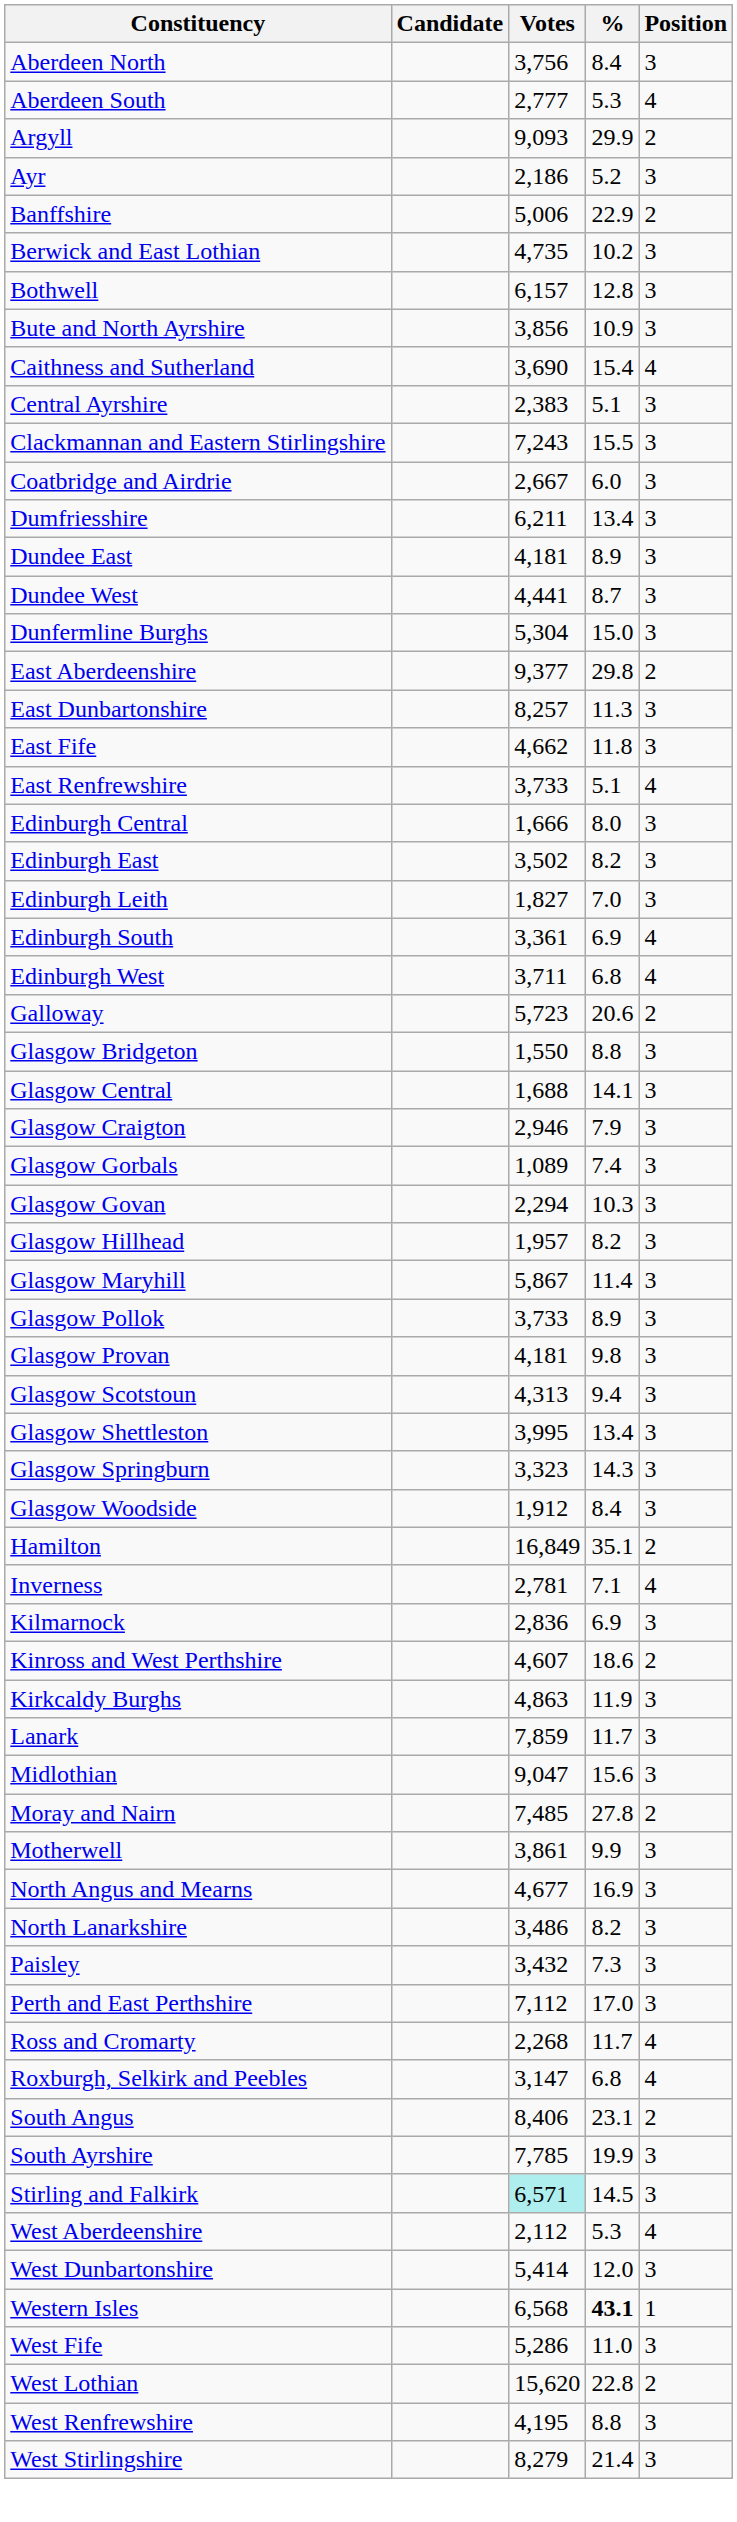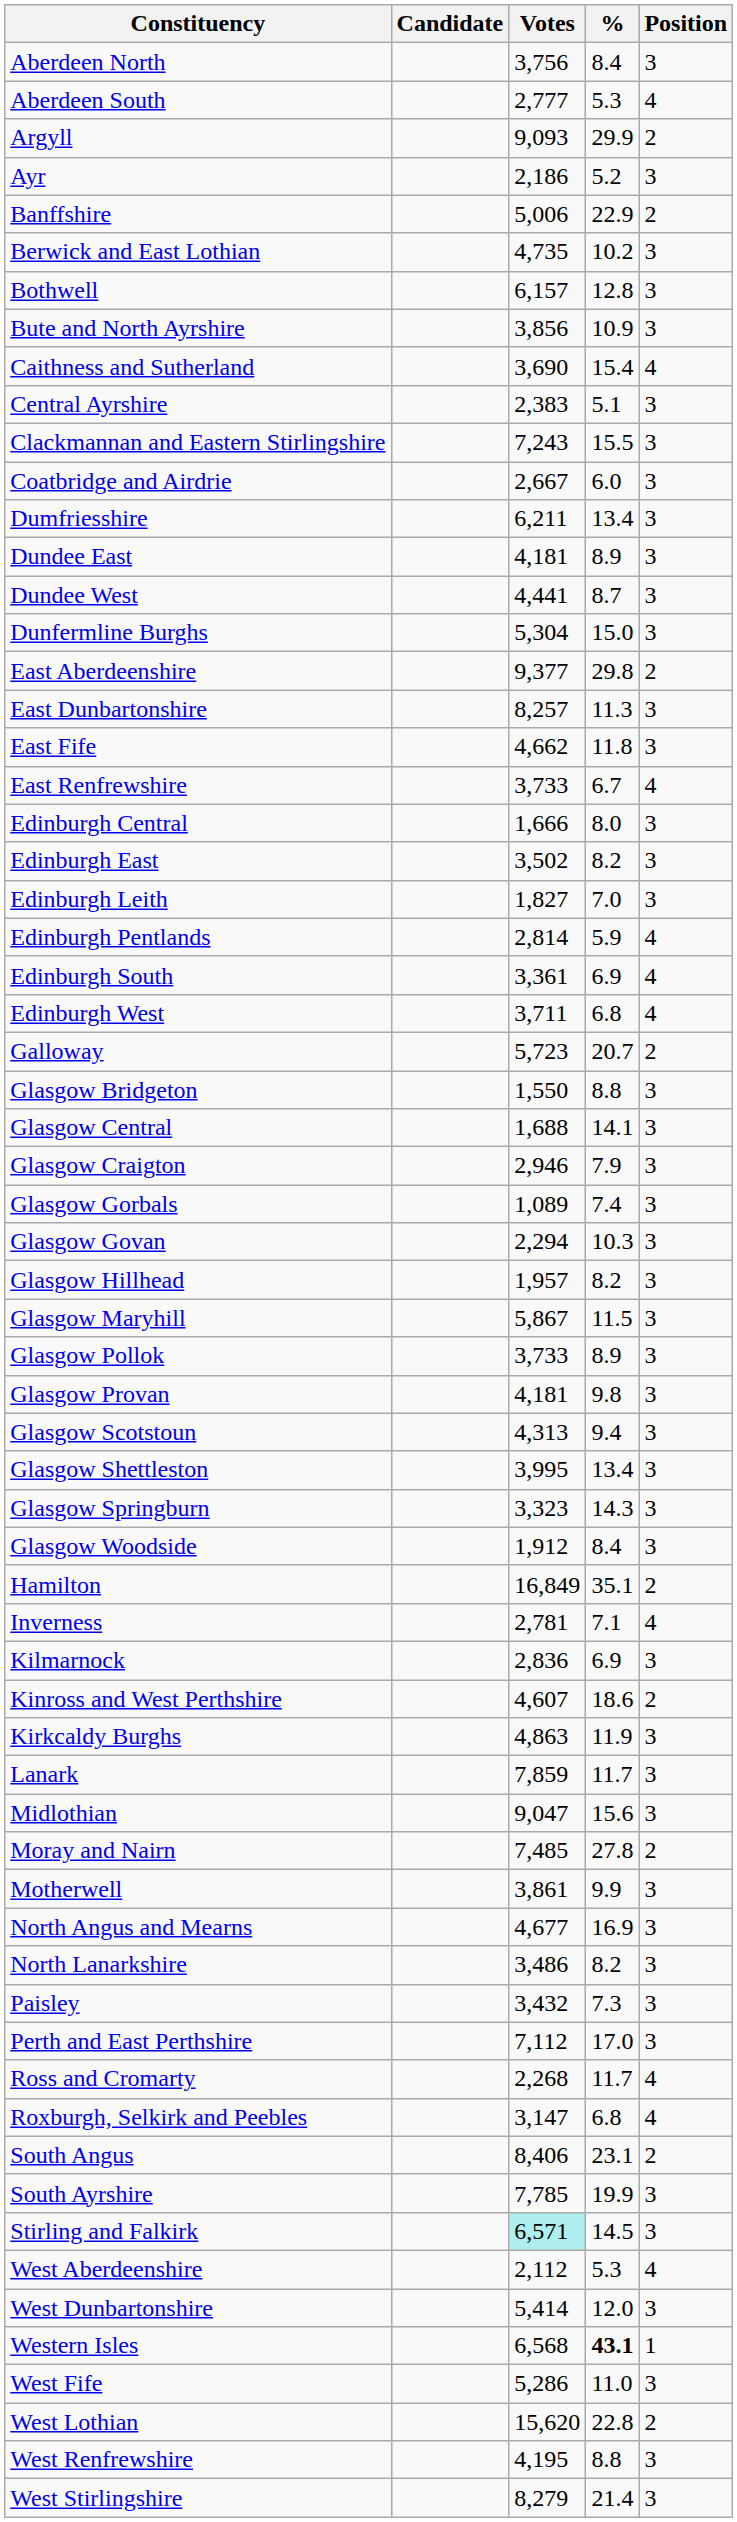(606, 784) 5.1 -> (606, 784) 6.7
+ row: (110, 937)
(612, 1013) 20.6 -> (612, 1051) 20.7
(612, 1279) 11.4 -> (612, 1317) 11.5
